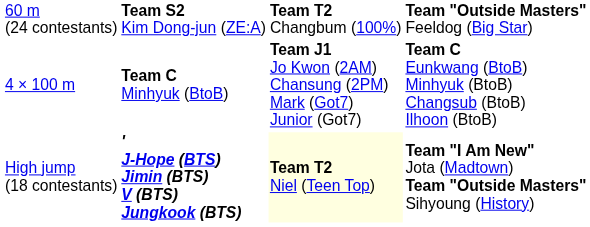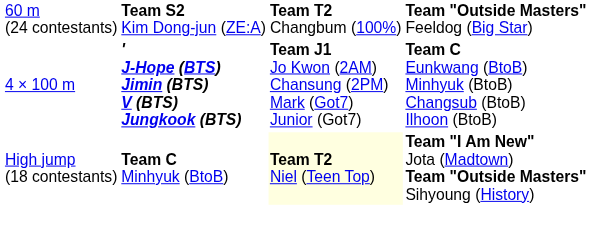(175, 85) Team C Minhyuk (BtoB) -> (181, 85) ' J-Hope (BTS) Jimin (BTS) V (BTS) Jungkook (BTS)
(181, 177) ' J-Hope (BTS) Jimin (BTS) V (BTS) Jungkook (BTS) -> (175, 168) Team C Minhyuk (BtoB)
